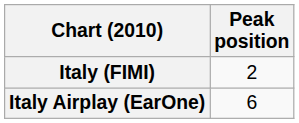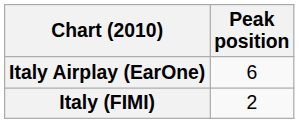rows swapped: (107, 72) <-> (107, 103)
